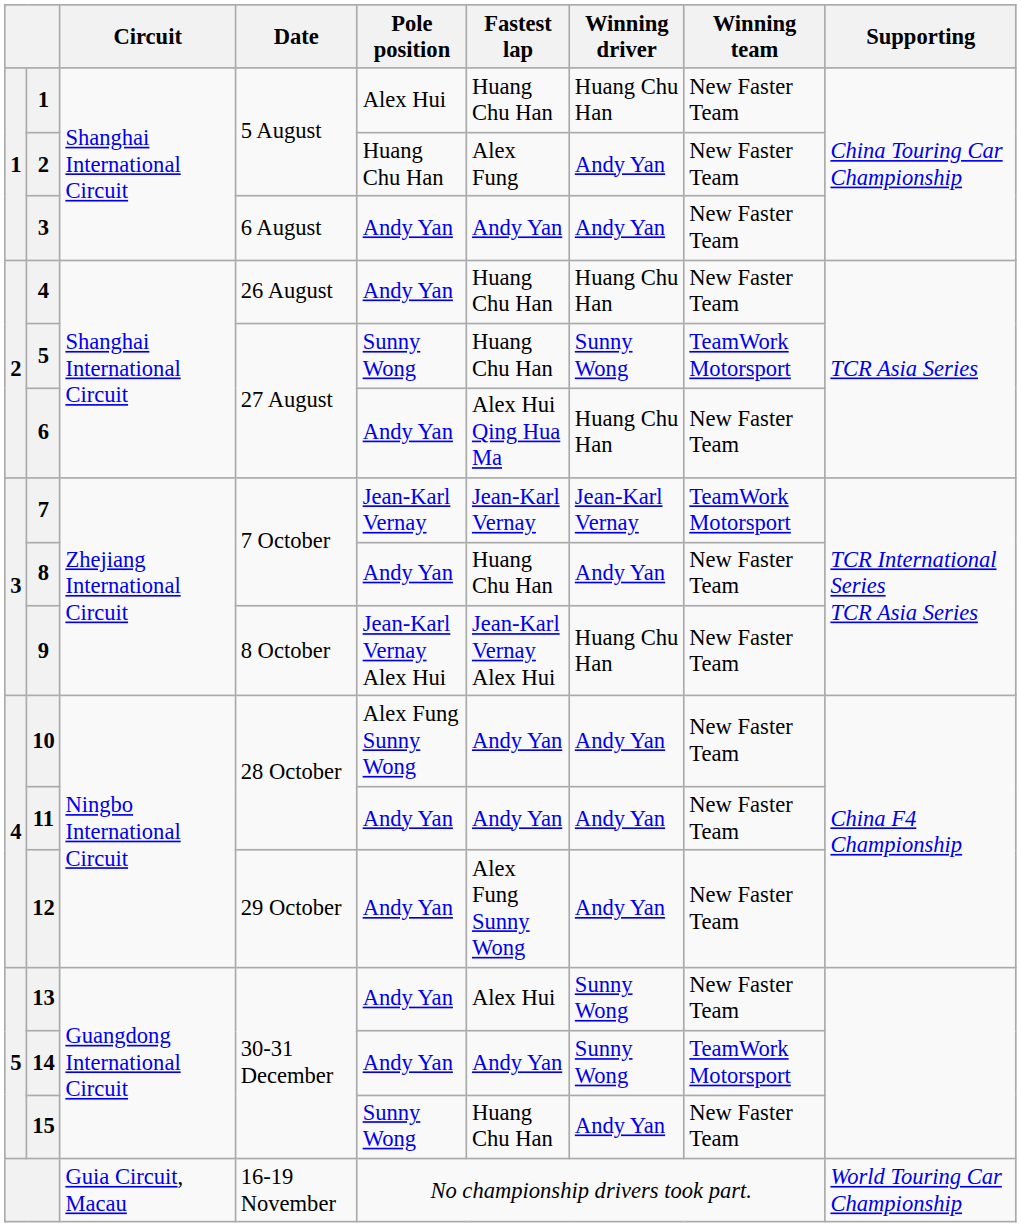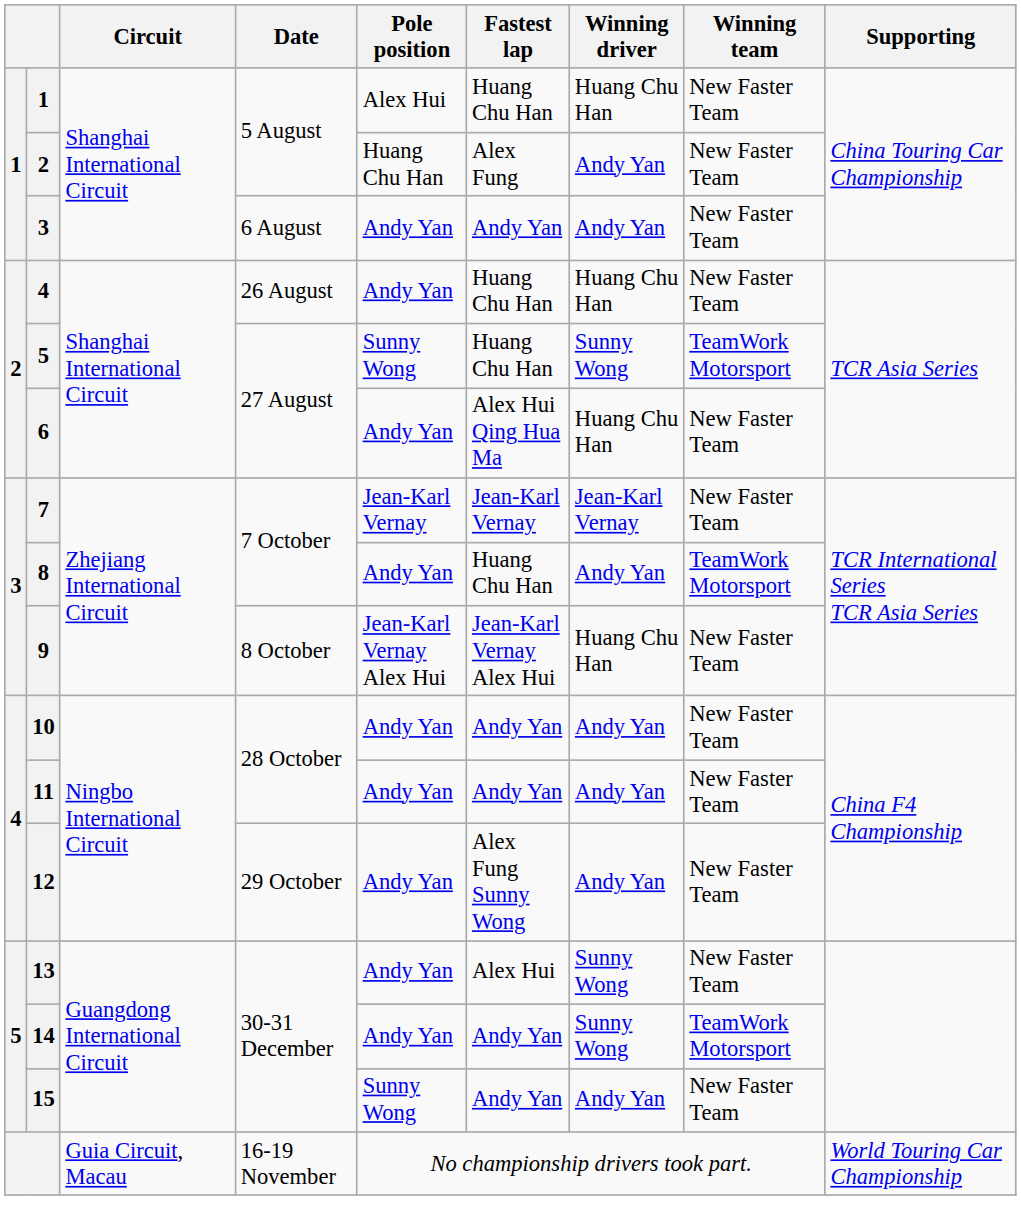(740, 509) TeamWork Motorsport -> (741, 509) New Faster Team
(741, 573) New Faster Team -> (740, 573) TeamWork Motorsport
(411, 740) Alex Fung Sunny Wong -> (408, 727) Andy Yan
(512, 1125) Huang Chu Han -> (517, 1099) Andy Yan
